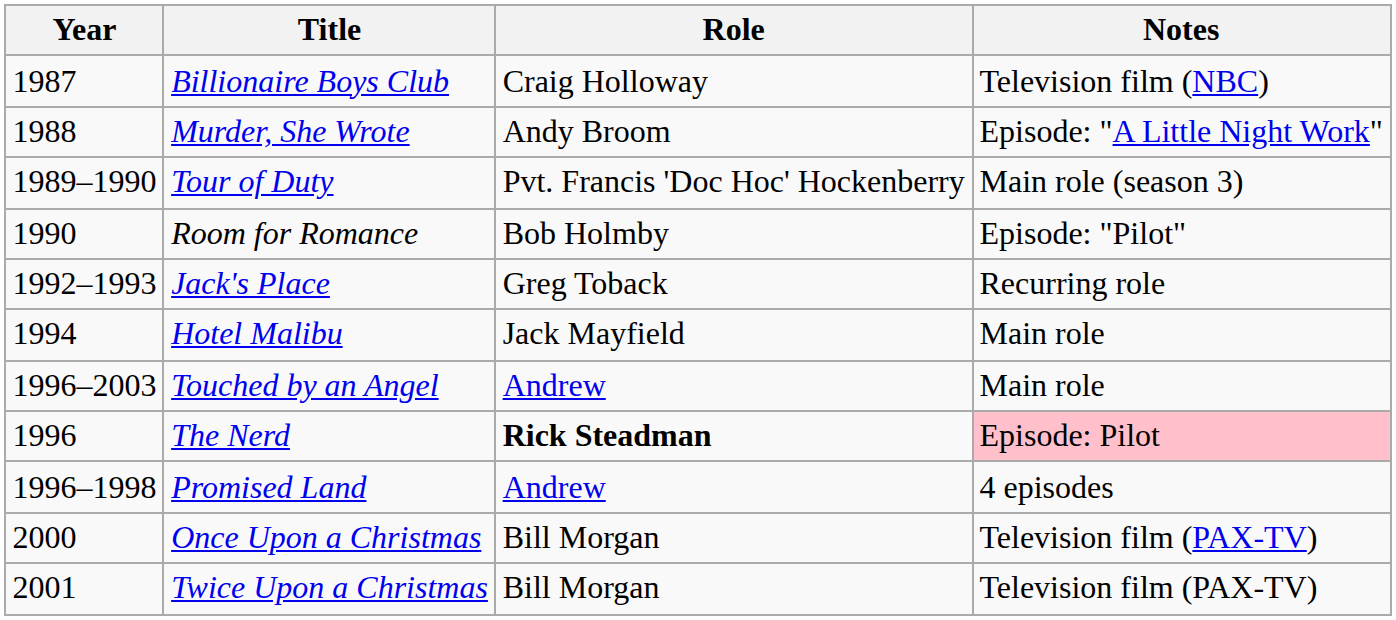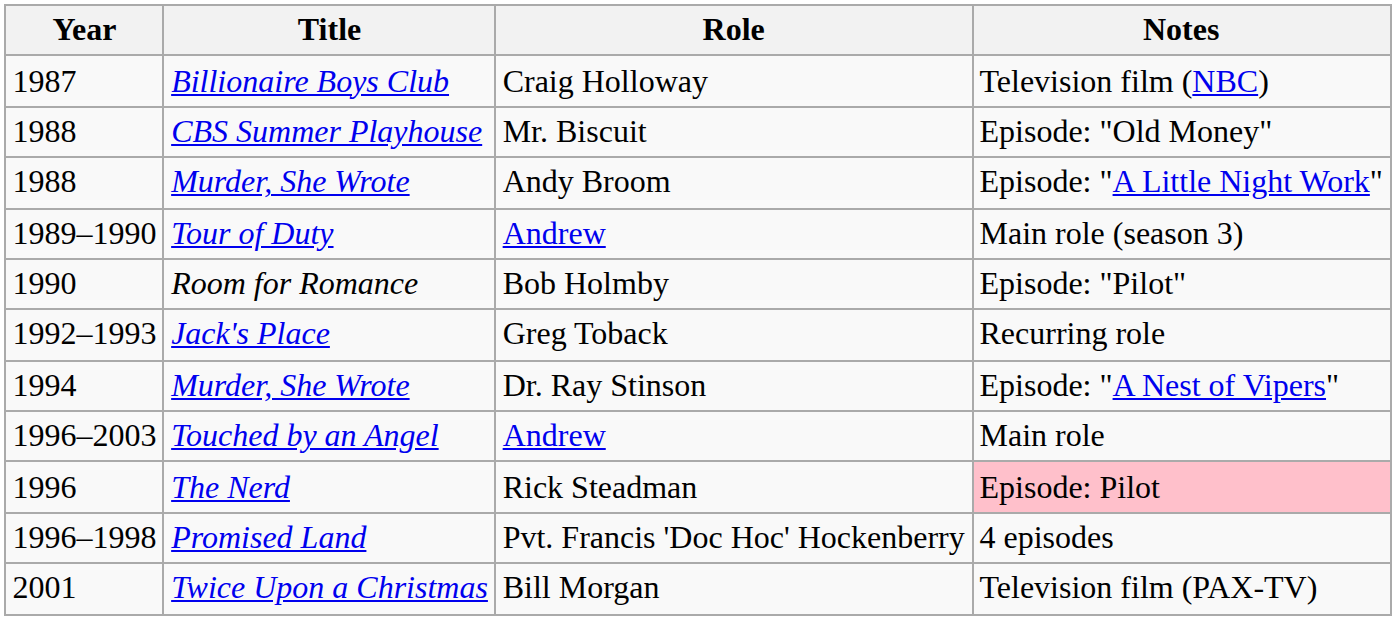+ row: (44, 131)
(734, 182) Pvt. Francis 'Doc Hoc' Hockenberry -> (554, 232) Andrew
+ row: (44, 385)
- row: (44, 334)
(607, 435) bold -> (600, 486) normal
(554, 486) Andrew -> (734, 537) Pvt. Francis 'Doc Hoc' Hockenberry
- row: (44, 537)
